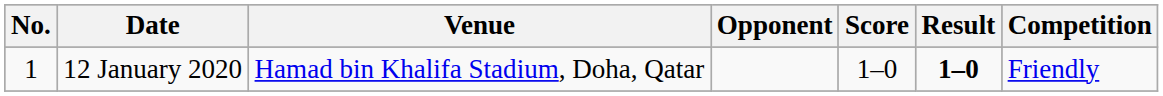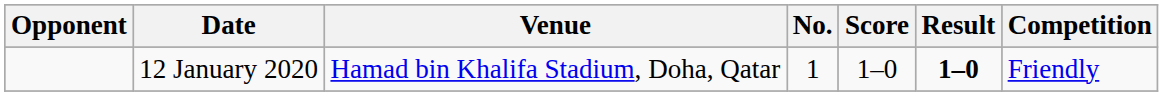columns swapped: (31, 25) <-> (775, 25)
